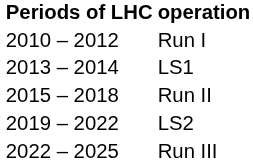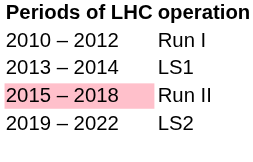(62, 95) no background -> (62, 95) pink background
- row: (188, 151)
